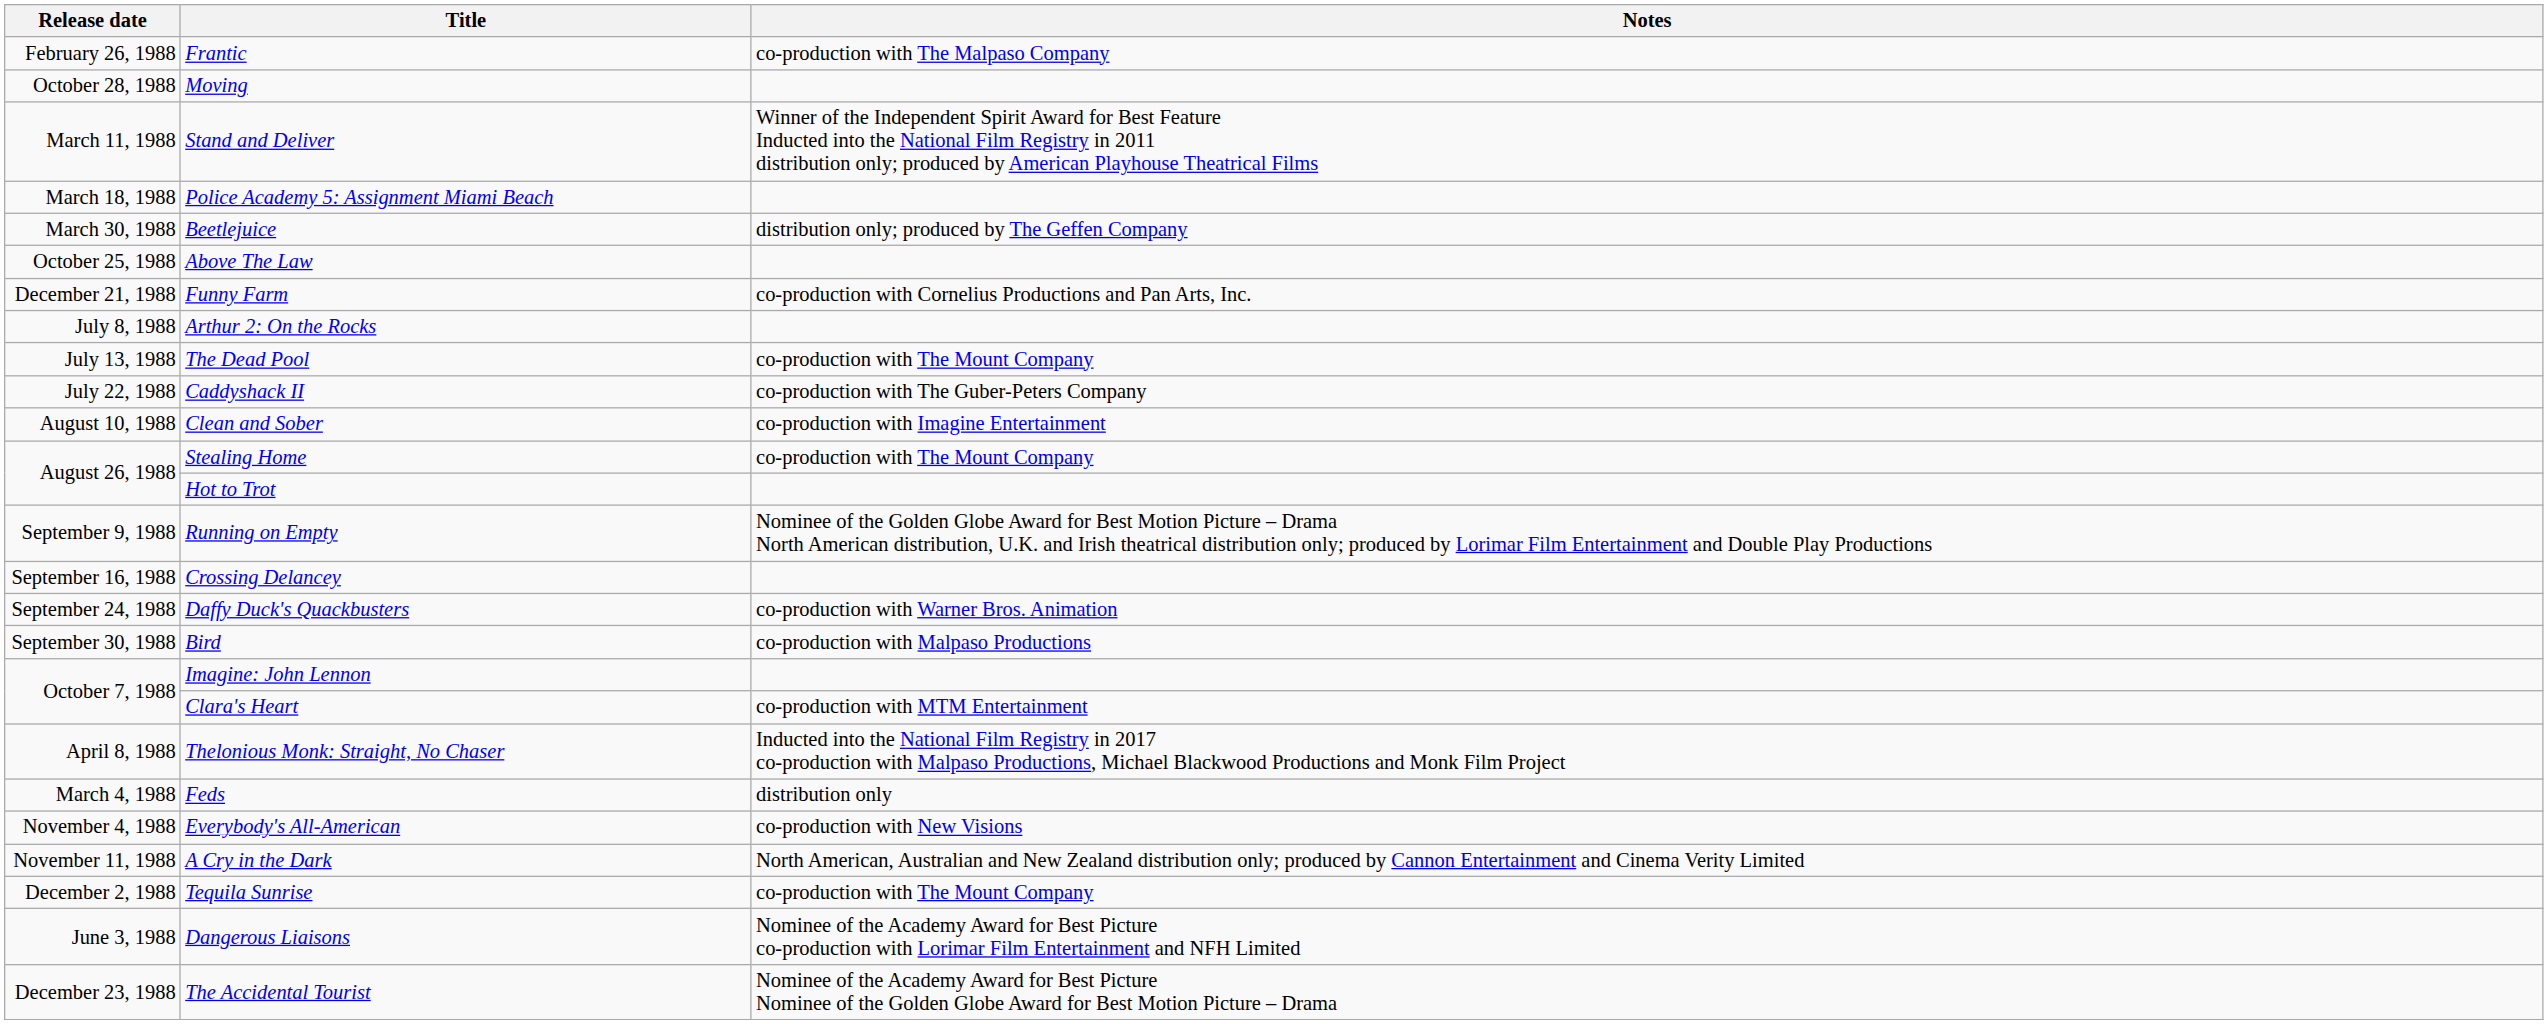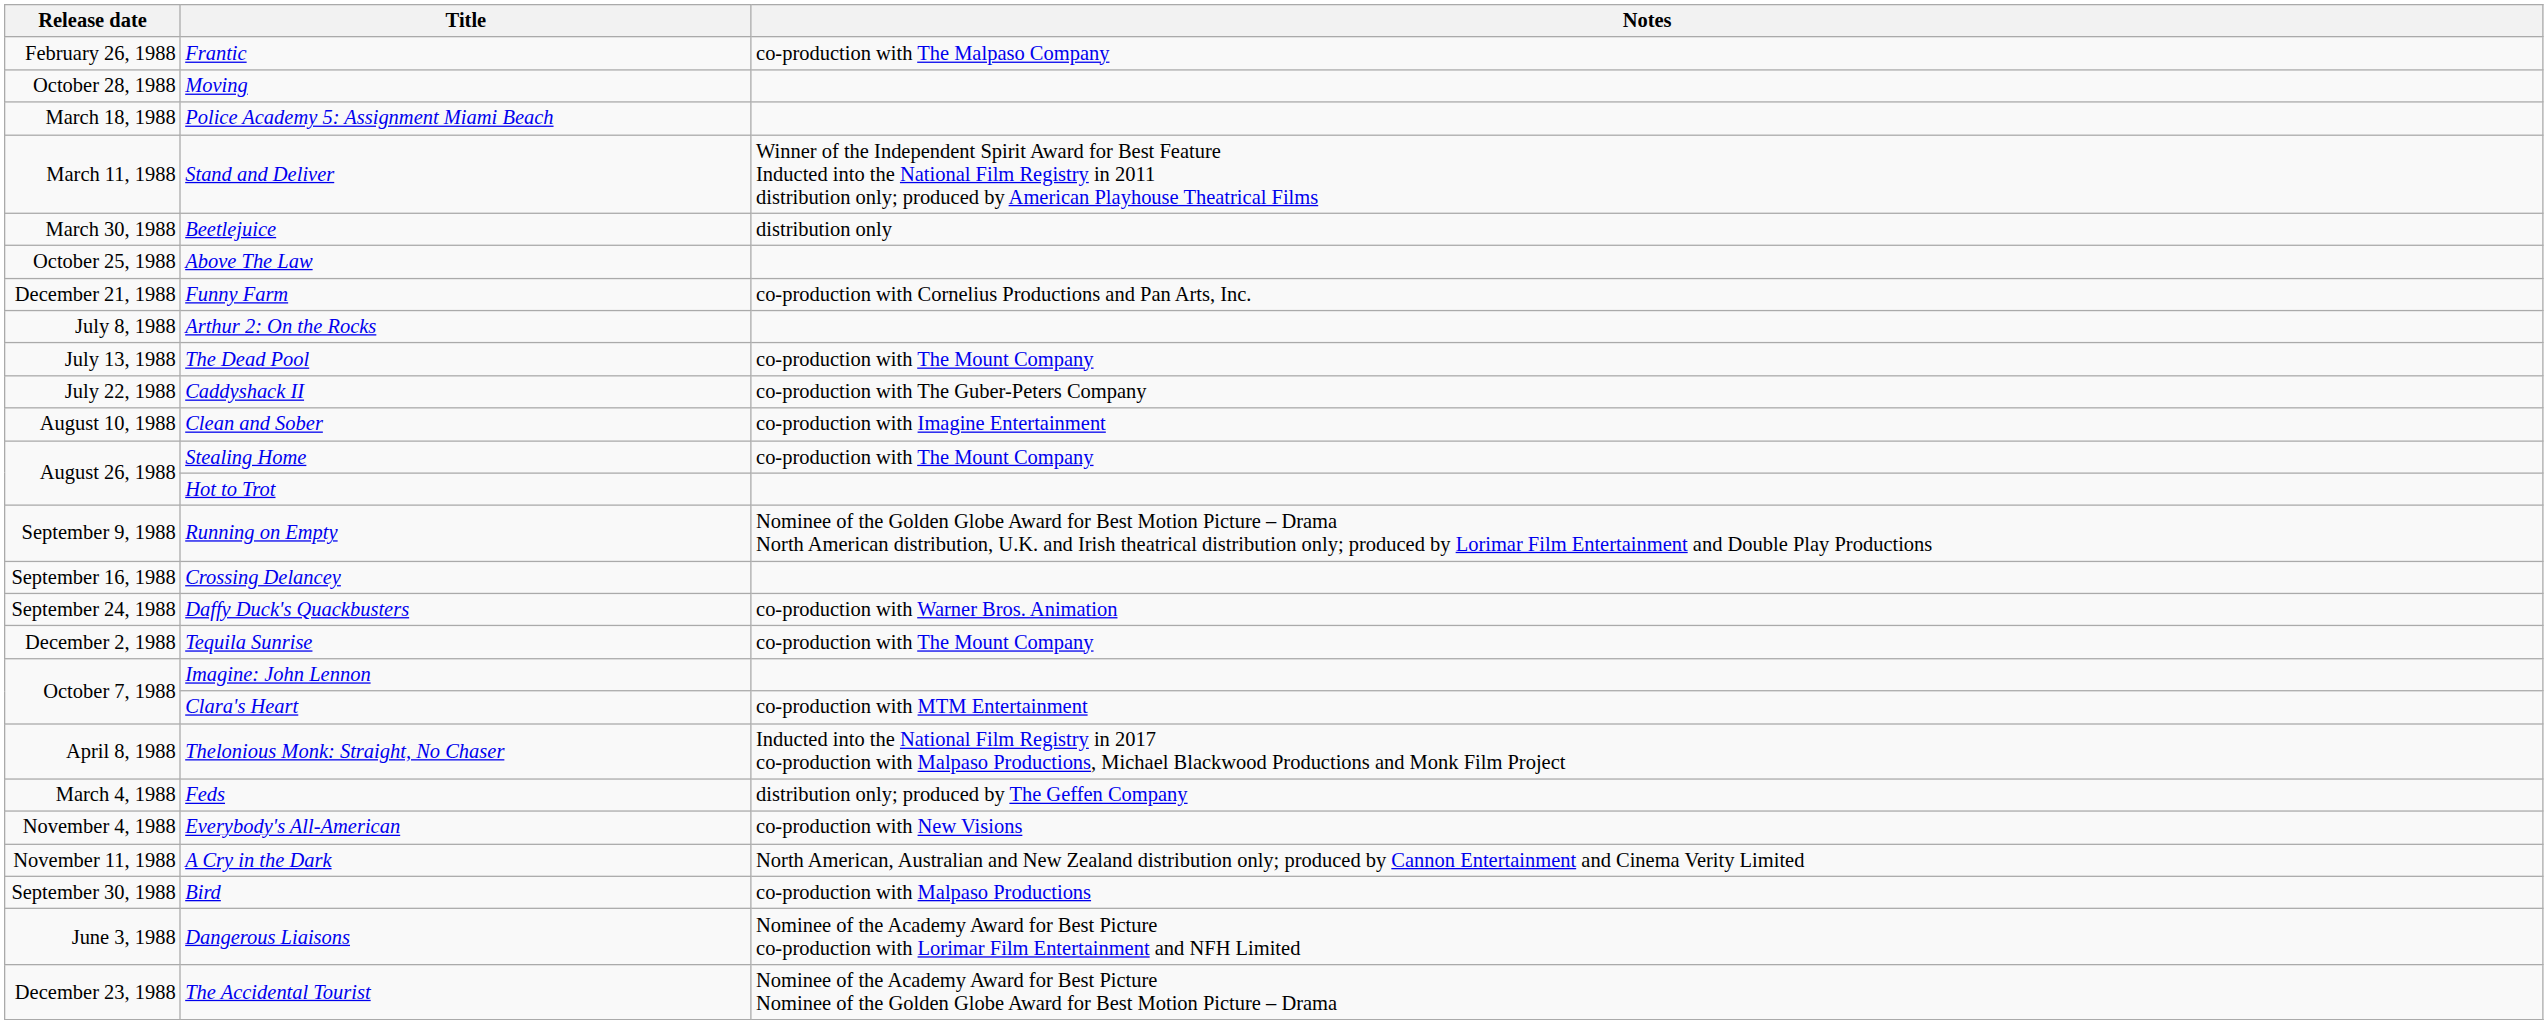rows swapped: (260, 141) <-> (369, 196)
(972, 229) distribution only; produced by The Geffen Company -> (824, 229) distribution only
rows swapped: (203, 642) <-> (249, 892)
(824, 794) distribution only -> (972, 794) distribution only; produced by The Geffen Company
